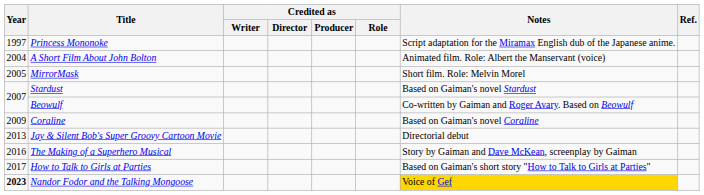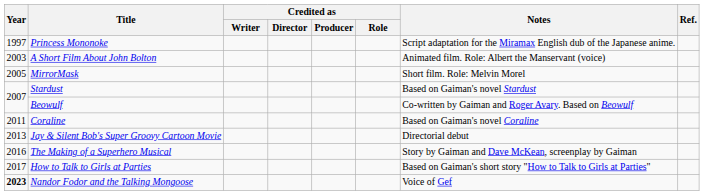(16, 58) 2004 -> (16, 58) 2003
(16, 120) 2009 -> (16, 120) 2011
(427, 182) gold background -> (427, 182) no background
